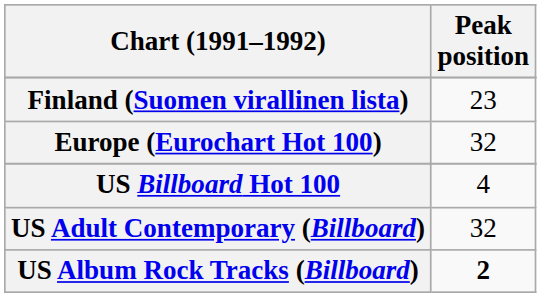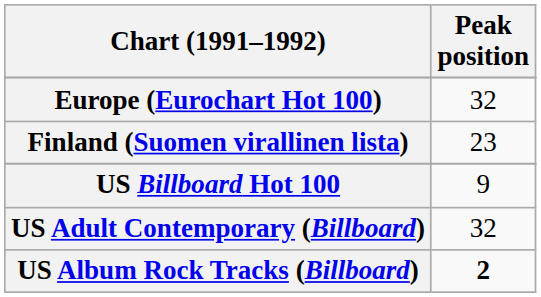rows swapped: (218, 142) <-> (218, 99)
(483, 185) 4 -> (483, 185) 9
